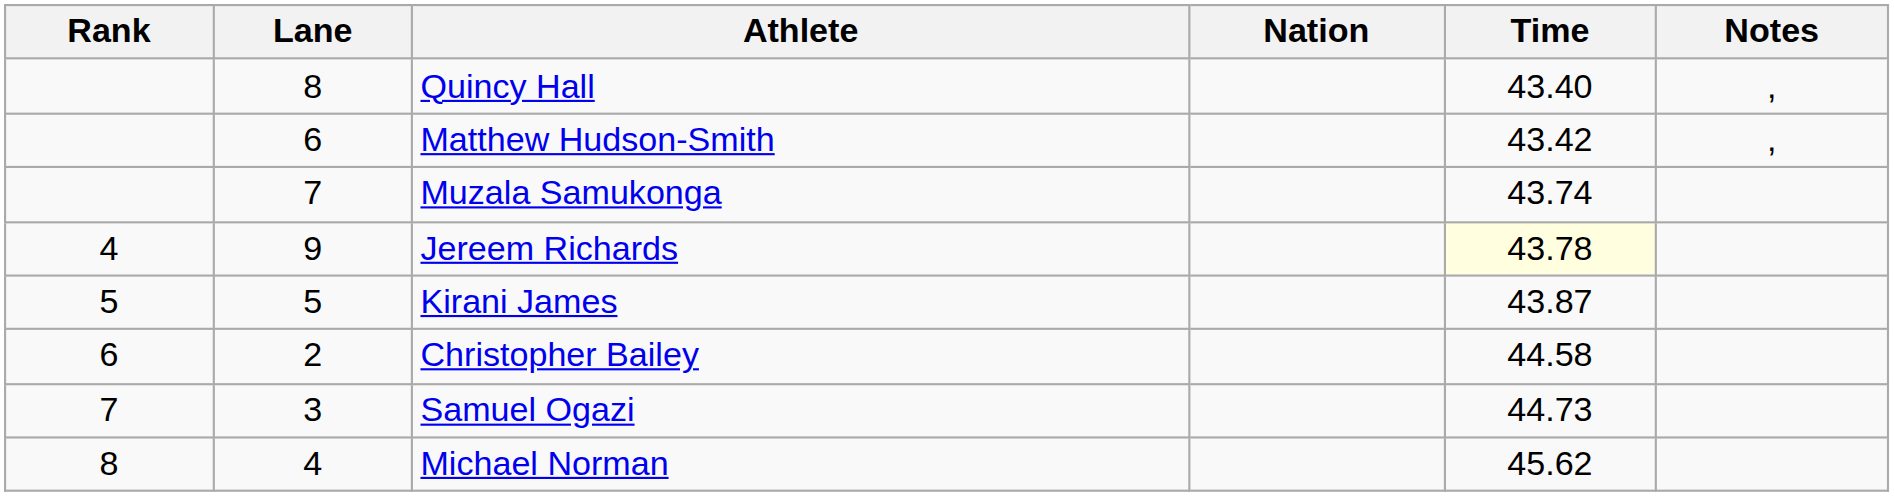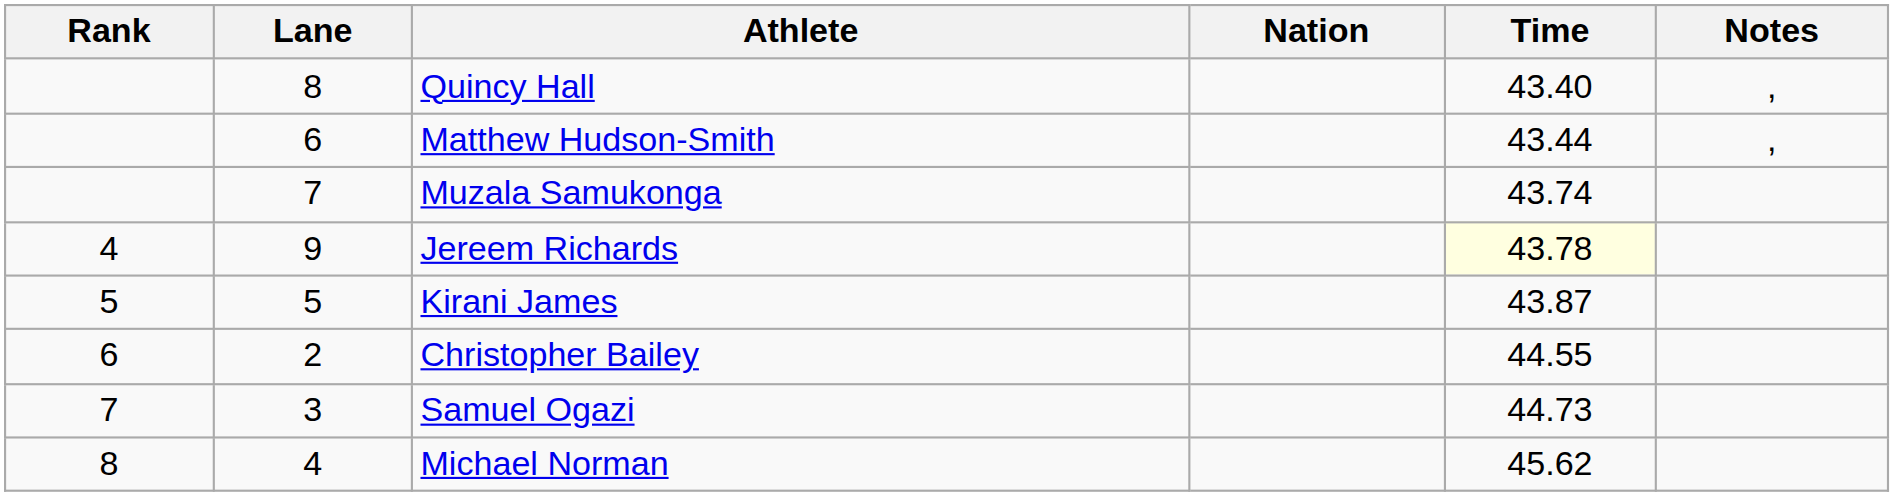(1550, 139) 43.42 -> (1550, 139) 43.44
(1550, 355) 44.58 -> (1550, 355) 44.55
